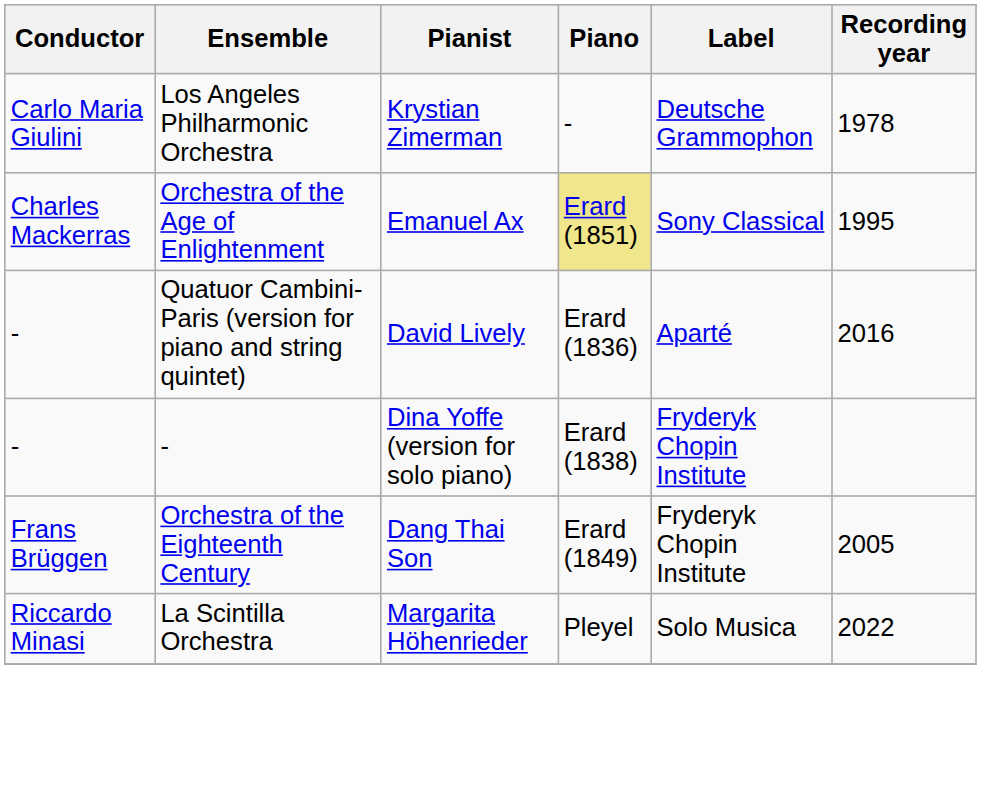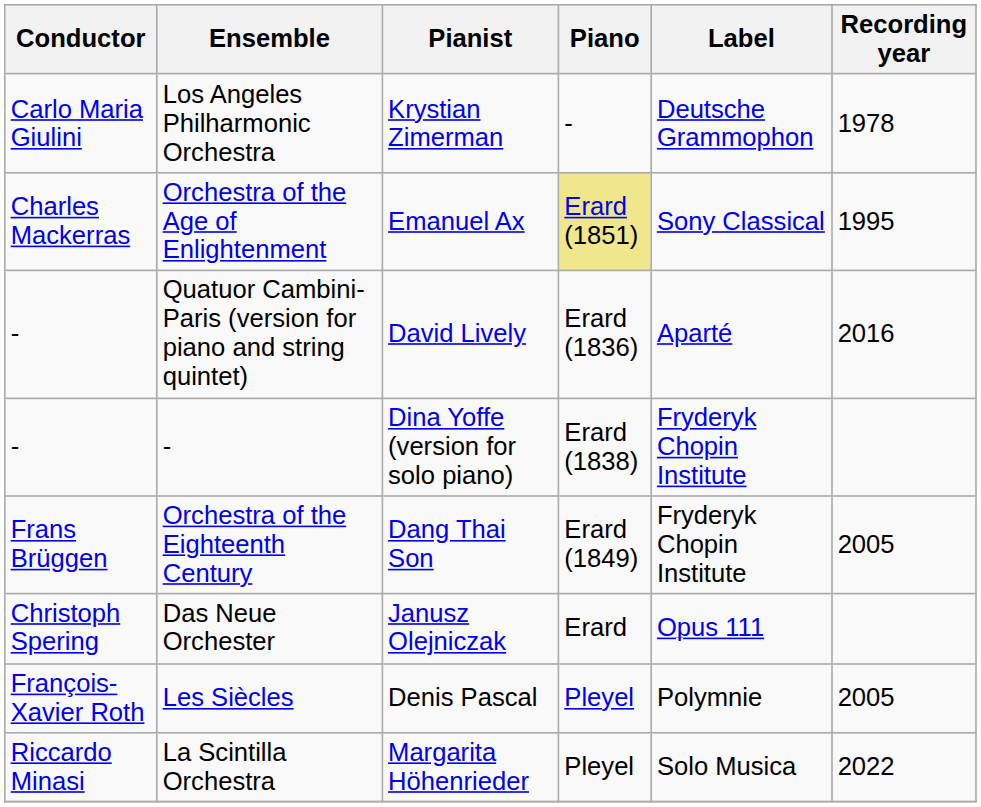+ row: (220, 628)
+ row: (228, 697)
